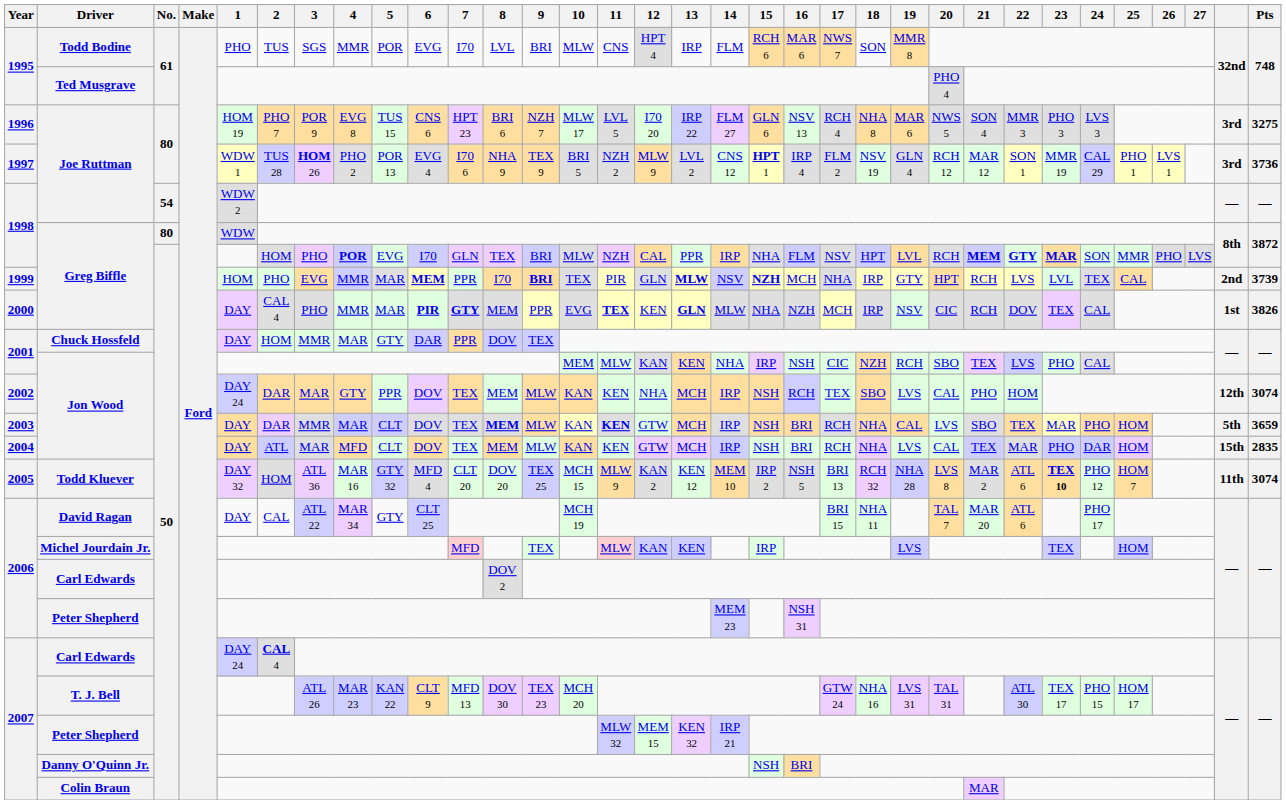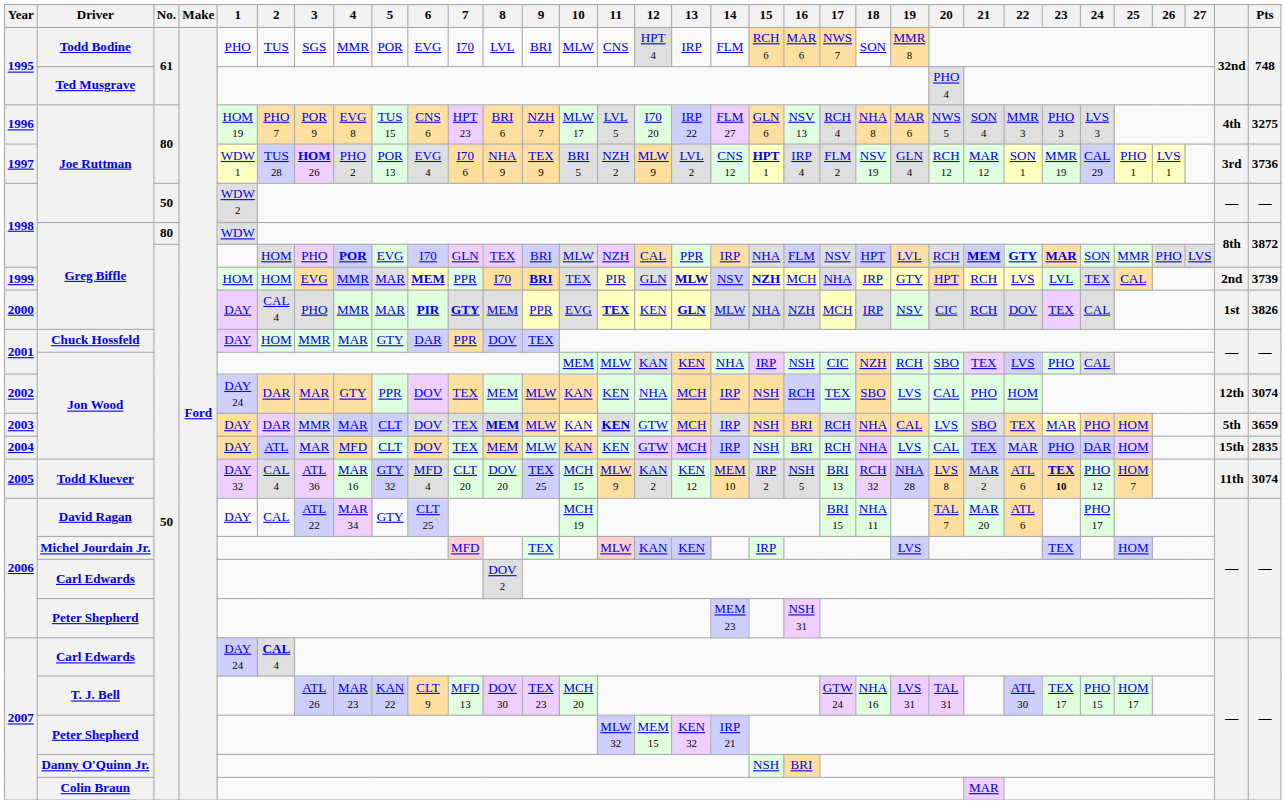(1232, 124) 3rd -> (1232, 124) 4th
(166, 202) 54 -> (166, 202) 50
(276, 278) PHO -> (276, 278) HOM
(276, 478) HOM -> (276, 477) CAL 4
